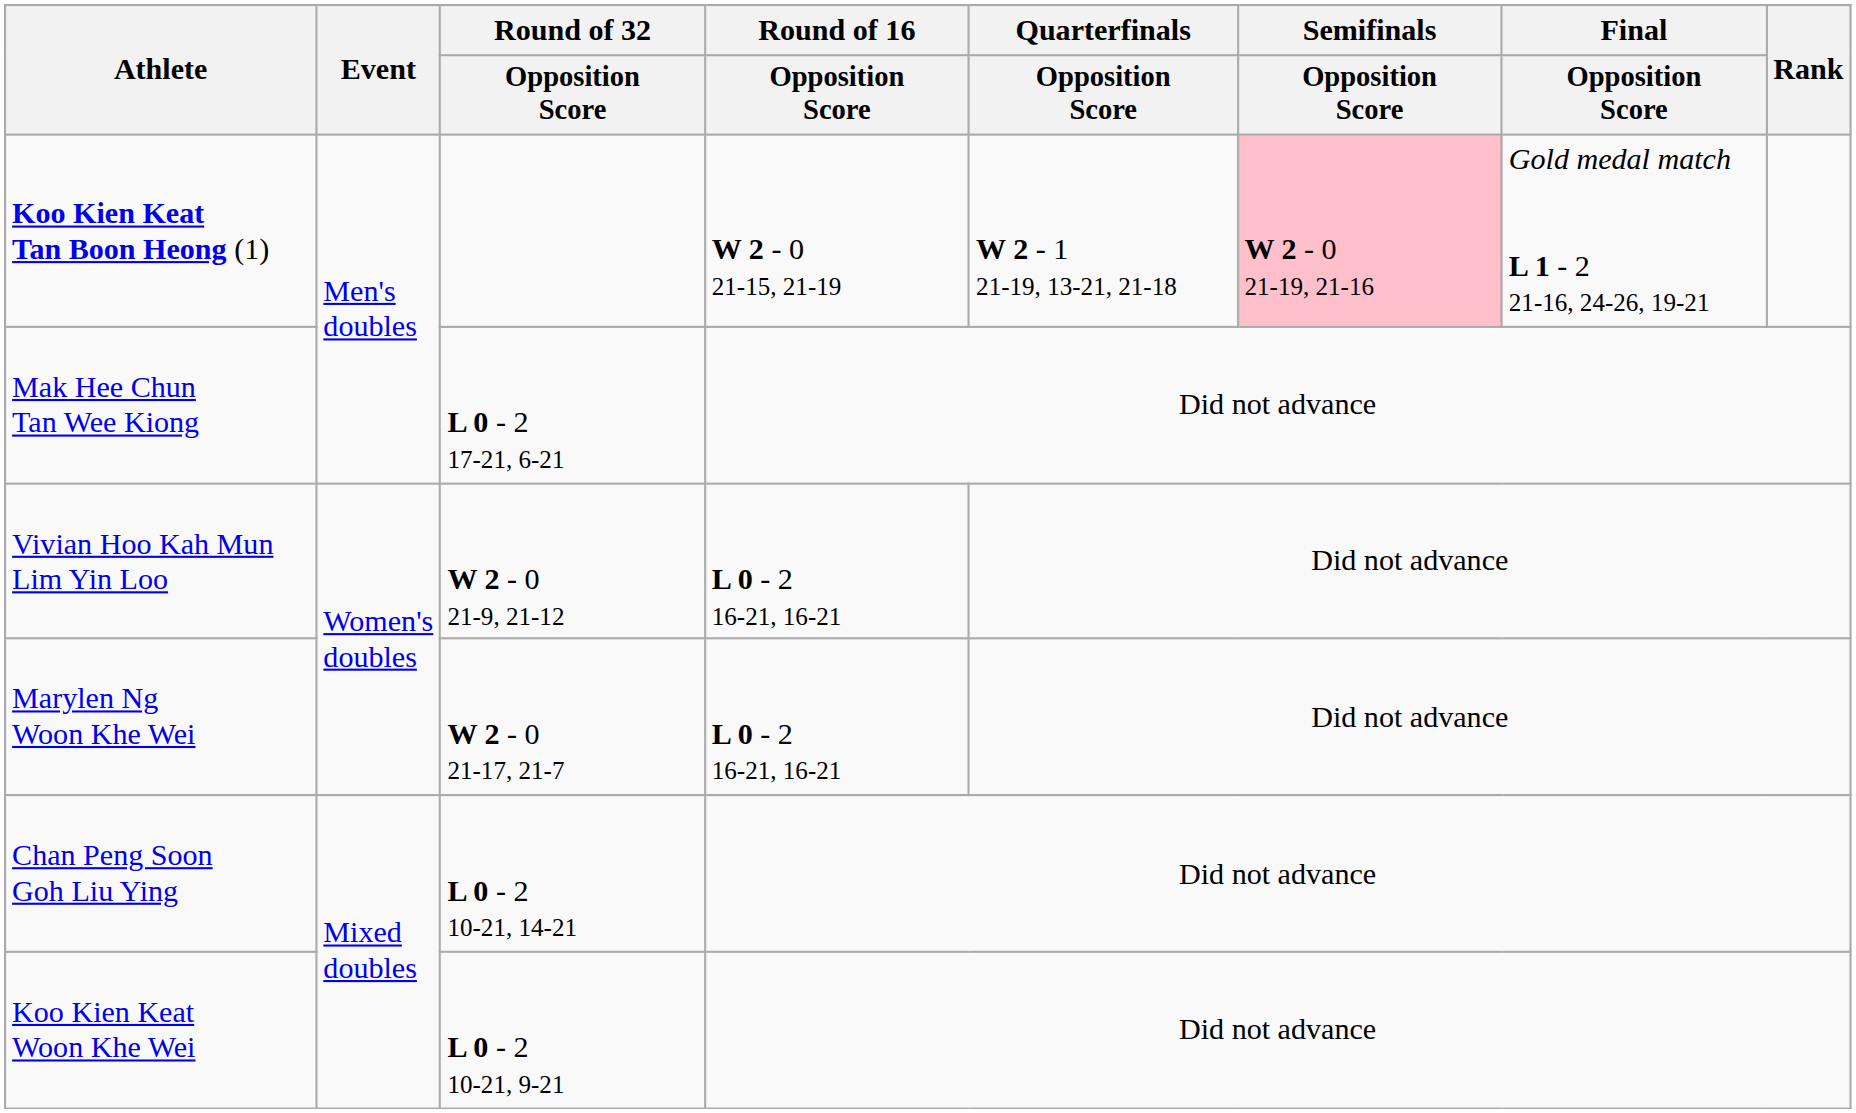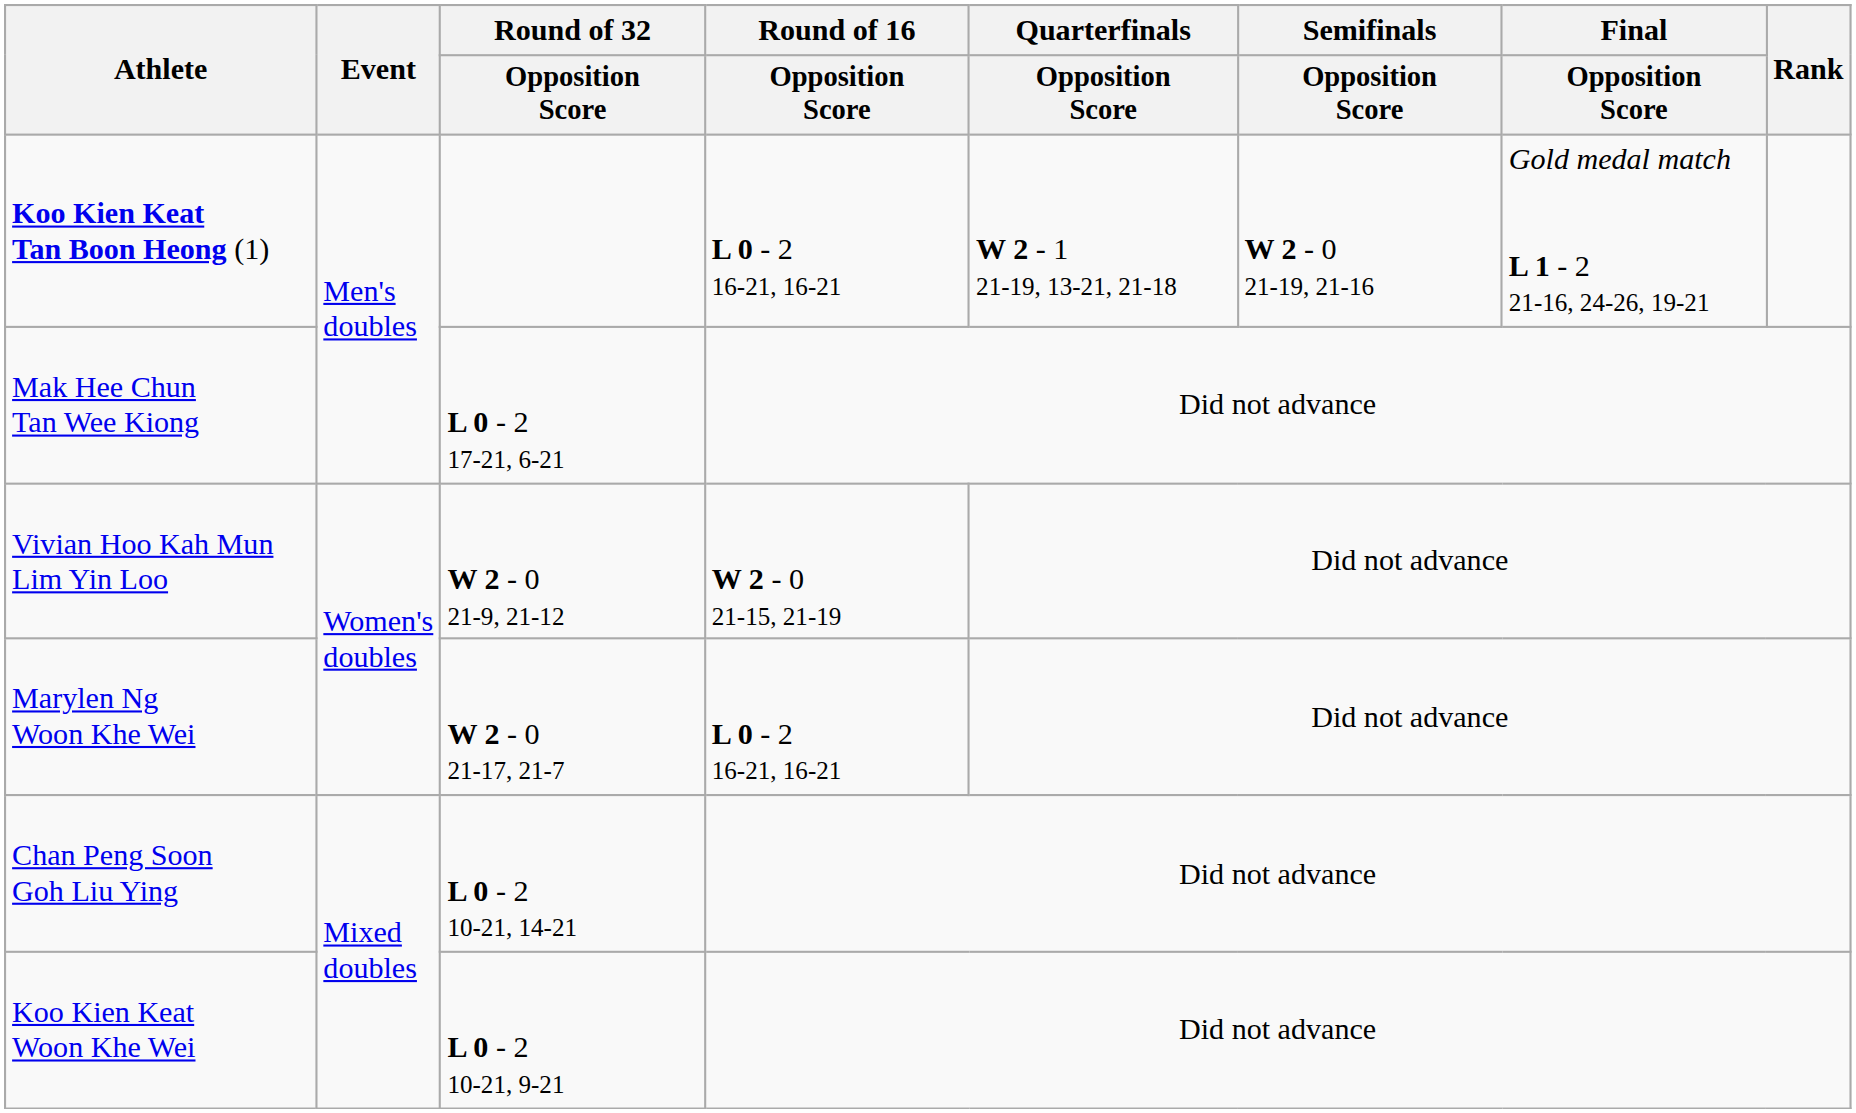(777, 266) W 2 - 0 21-15, 21-19 -> (777, 266) L 0 - 2 16-21, 16-21
(1309, 266) pink background -> (1309, 266) no background
(777, 596) L 0 - 2 16-21, 16-21 -> (777, 596) W 2 - 0 21-15, 21-19
